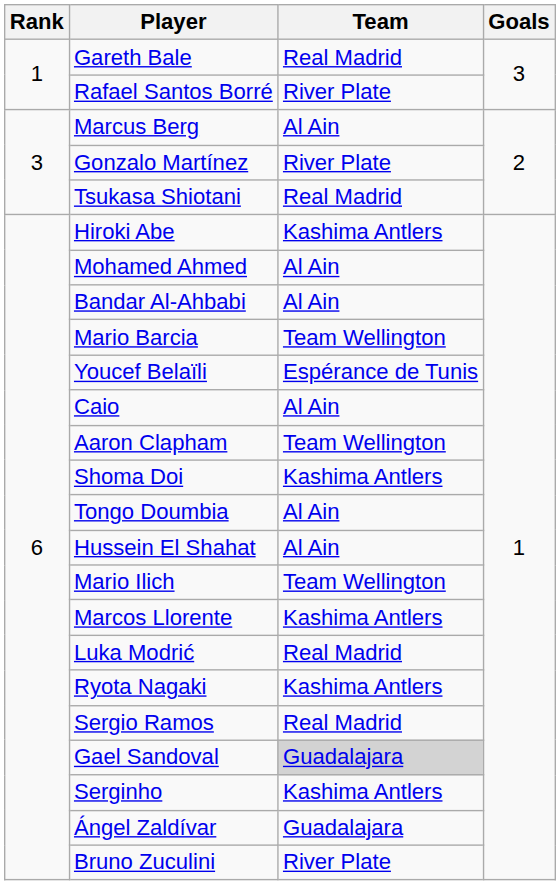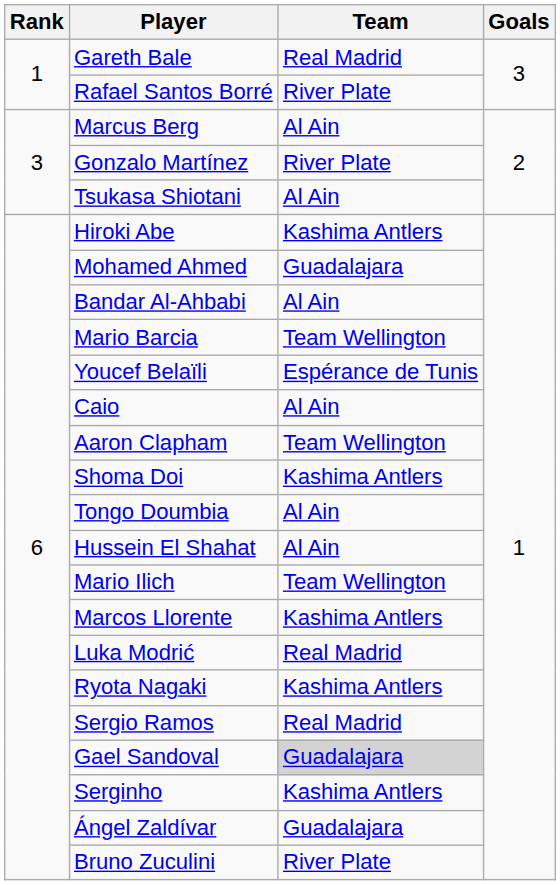(342, 197) Real Madrid -> (311, 197) Al Ain
(311, 267) Al Ain -> (343, 267) Guadalajara
